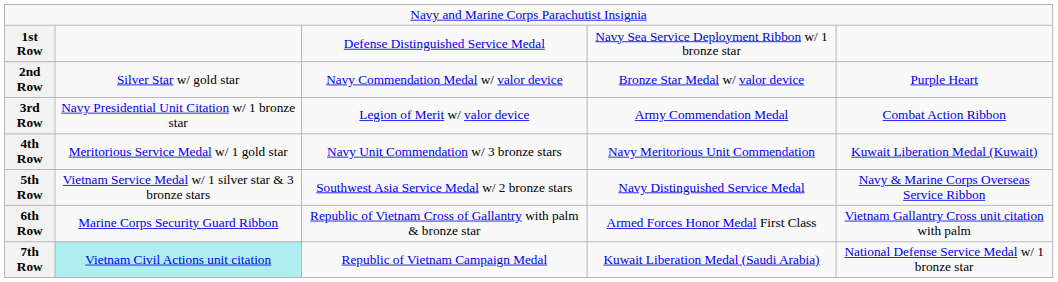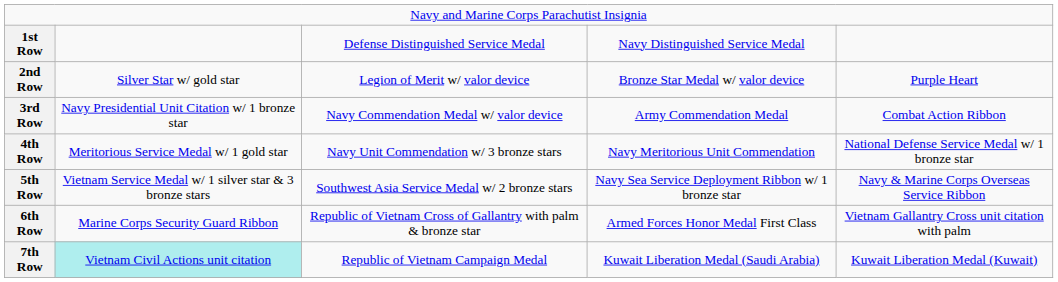(712, 43) Navy Sea Service Deployment Ribbon w/ 1 bronze star -> (711, 43) Navy Distinguished Service Medal
(444, 79) Navy Commendation Medal w/ valor device -> (444, 79) Legion of Merit w/ valor device
(444, 115) Legion of Merit w/ valor device -> (444, 115) Navy Commendation Medal w/ valor device
(944, 151) Kuwait Liberation Medal (Kuwait) -> (944, 151) National Defense Service Medal w/ 1 bronze star
(711, 187) Navy Distinguished Service Medal -> (712, 187) Navy Sea Service Deployment Ribbon w/ 1 bronze star
(944, 259) National Defense Service Medal w/ 1 bronze star -> (944, 259) Kuwait Liberation Medal (Kuwait)
